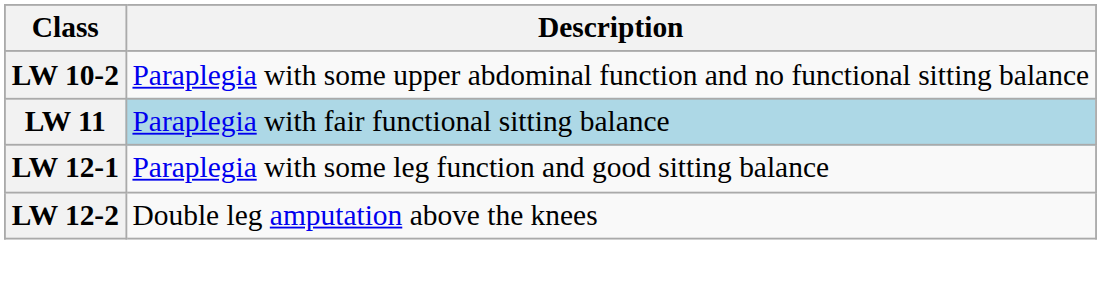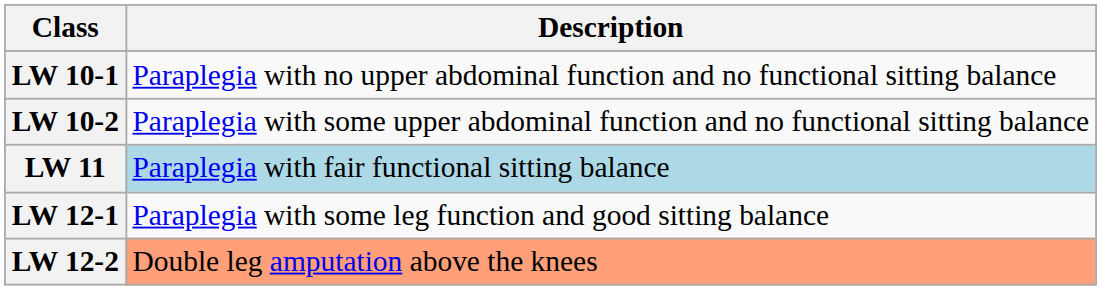+ row: (65, 74)
(365, 214) no background -> (365, 261) lightsalmon background
